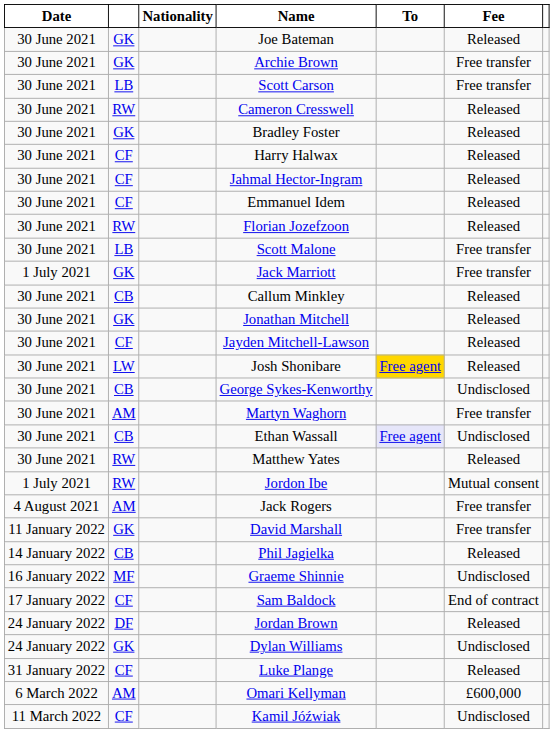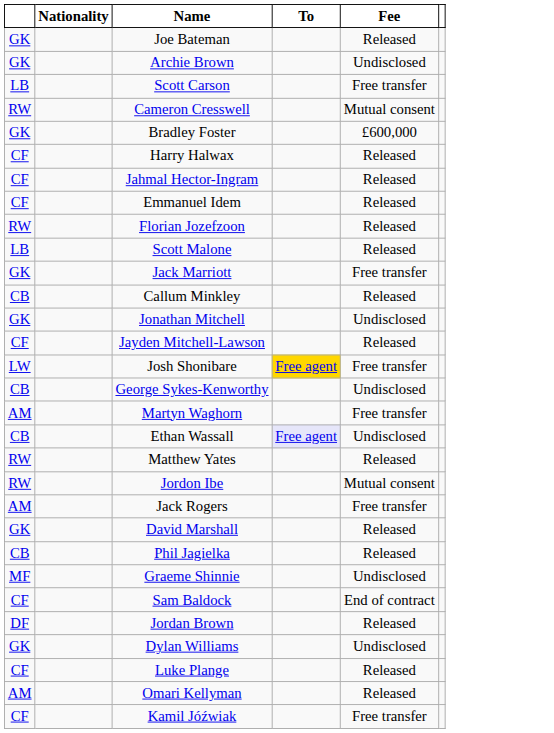- column: (57, 16)
(493, 62) Free transfer -> (389, 62) Undisclosed
(493, 109) Released -> (389, 109) Mutual consent
(493, 132) Released -> (389, 132) £600,000
(493, 249) Free transfer -> (389, 249) Released
(493, 319) Released -> (389, 319) Undisclosed
(493, 366) Released -> (389, 366) Free transfer
(493, 529) Free transfer -> (389, 529) Released
(493, 693) £600,000 -> (389, 693) Released
(493, 716) Undisclosed -> (389, 716) Free transfer
